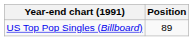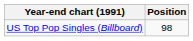(167, 28) 89 -> (167, 28) 98
